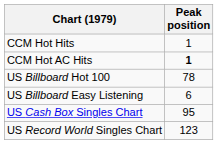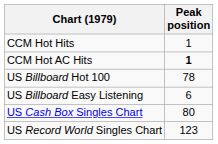(189, 113) 95 -> (189, 113) 80
